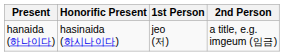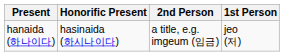columns swapped: (178, 12) <-> (243, 12)
